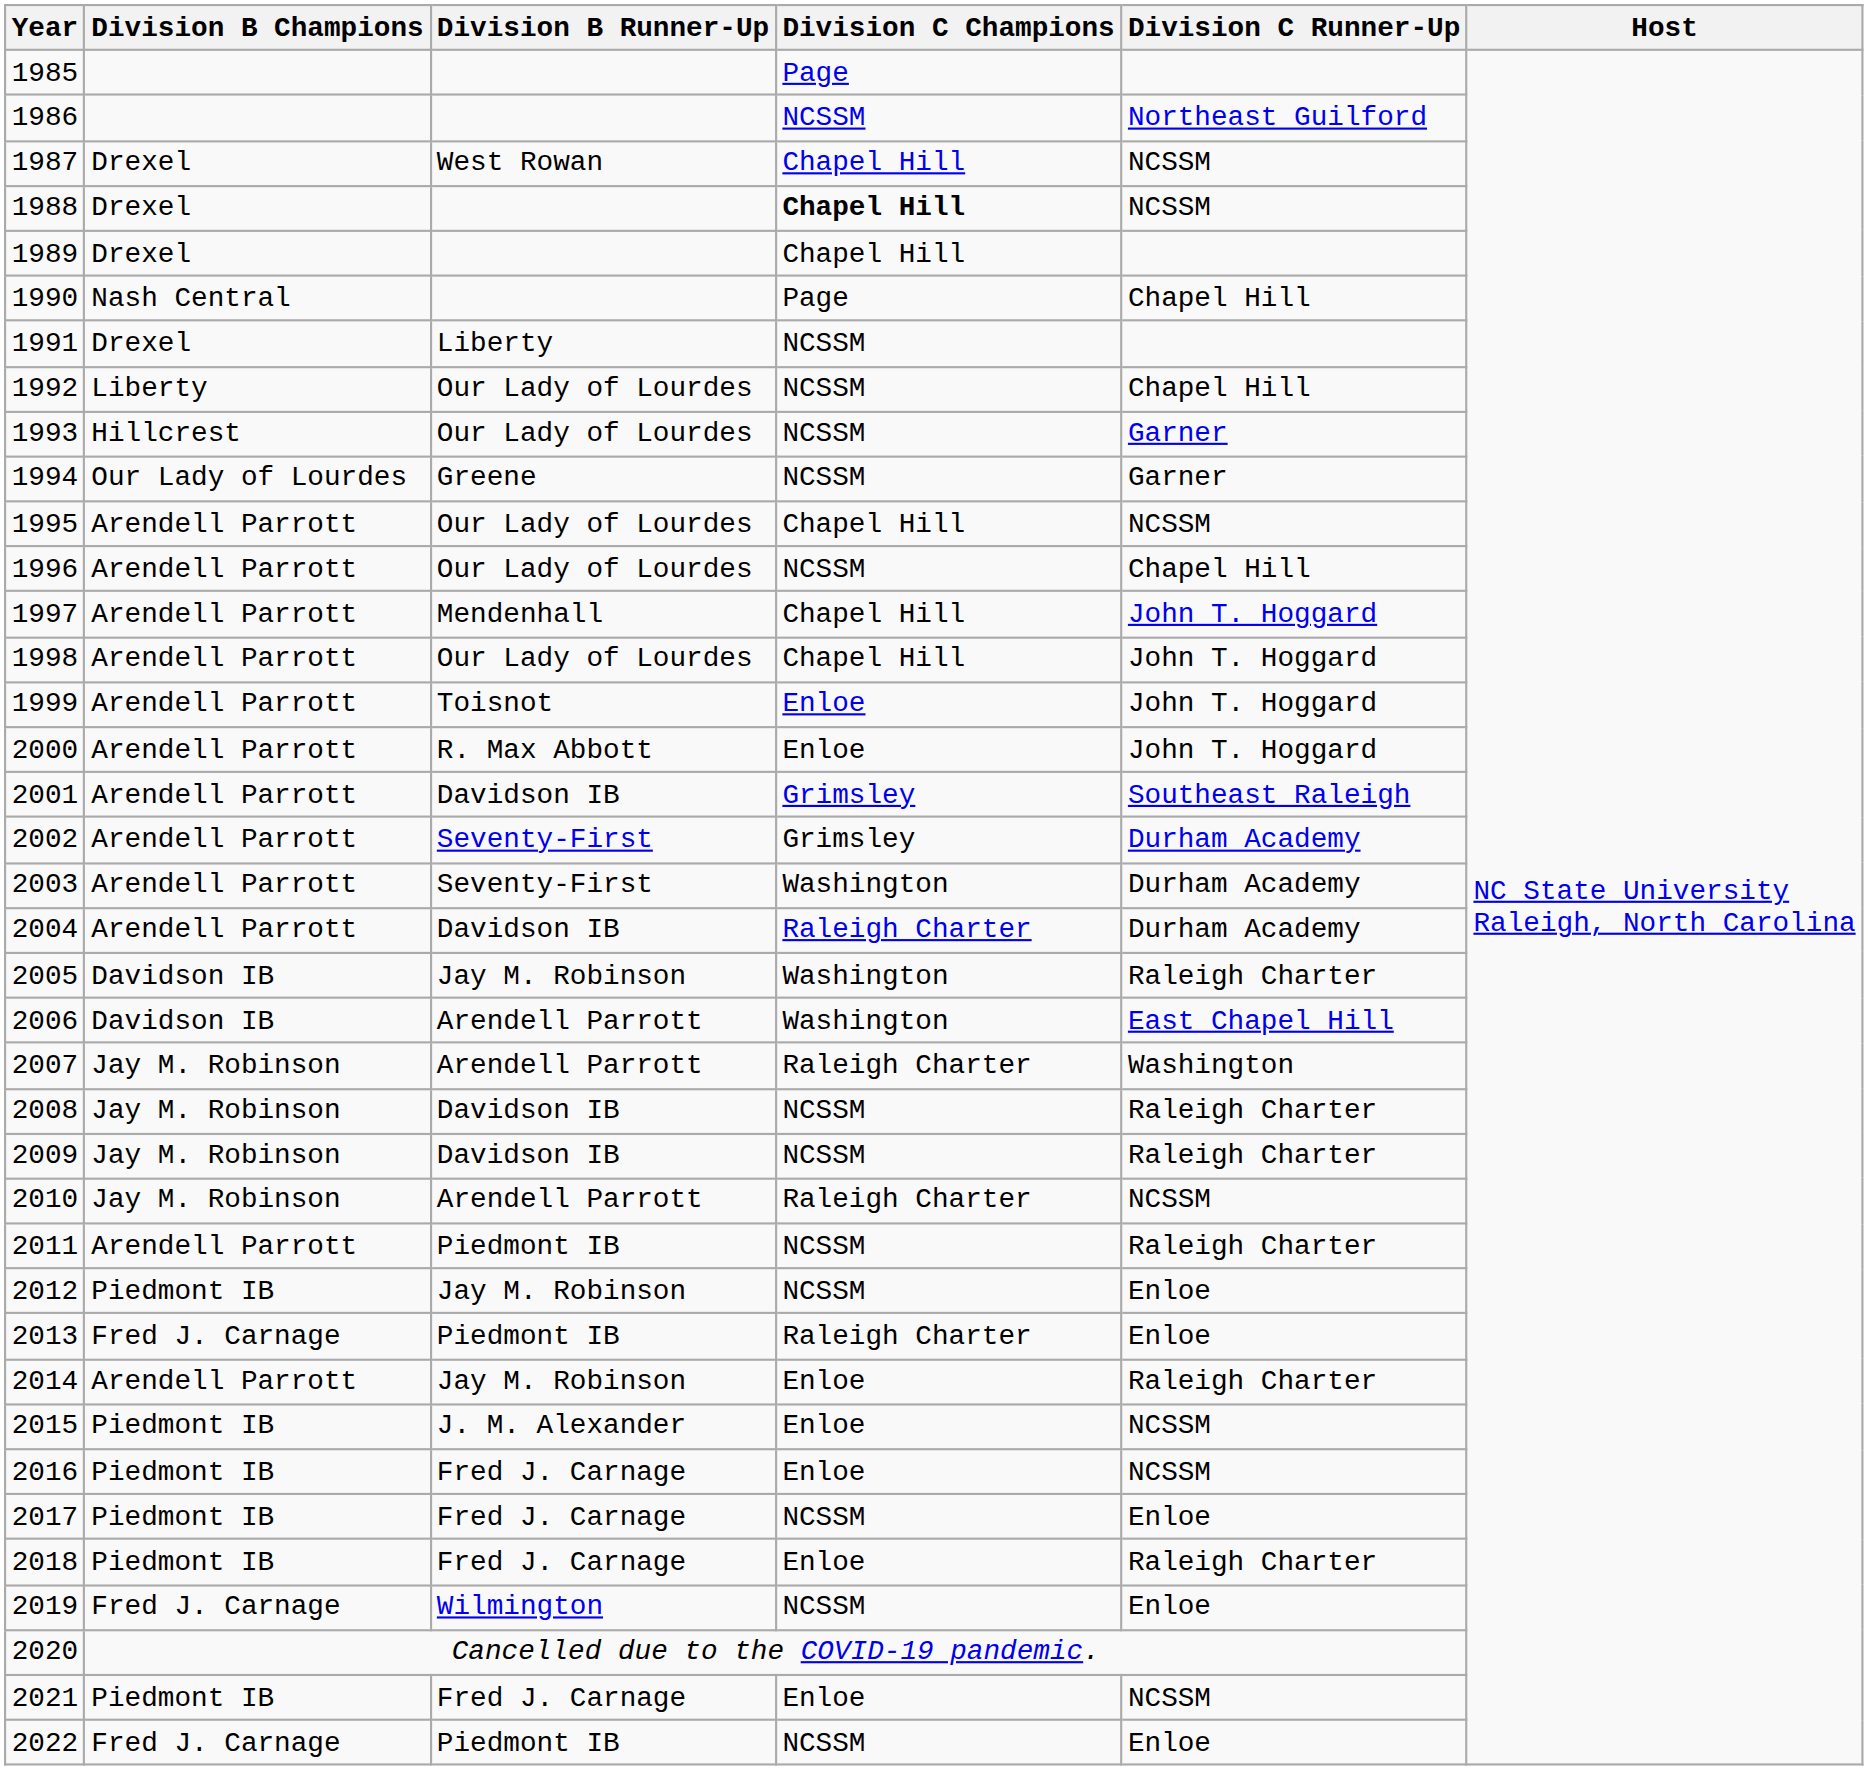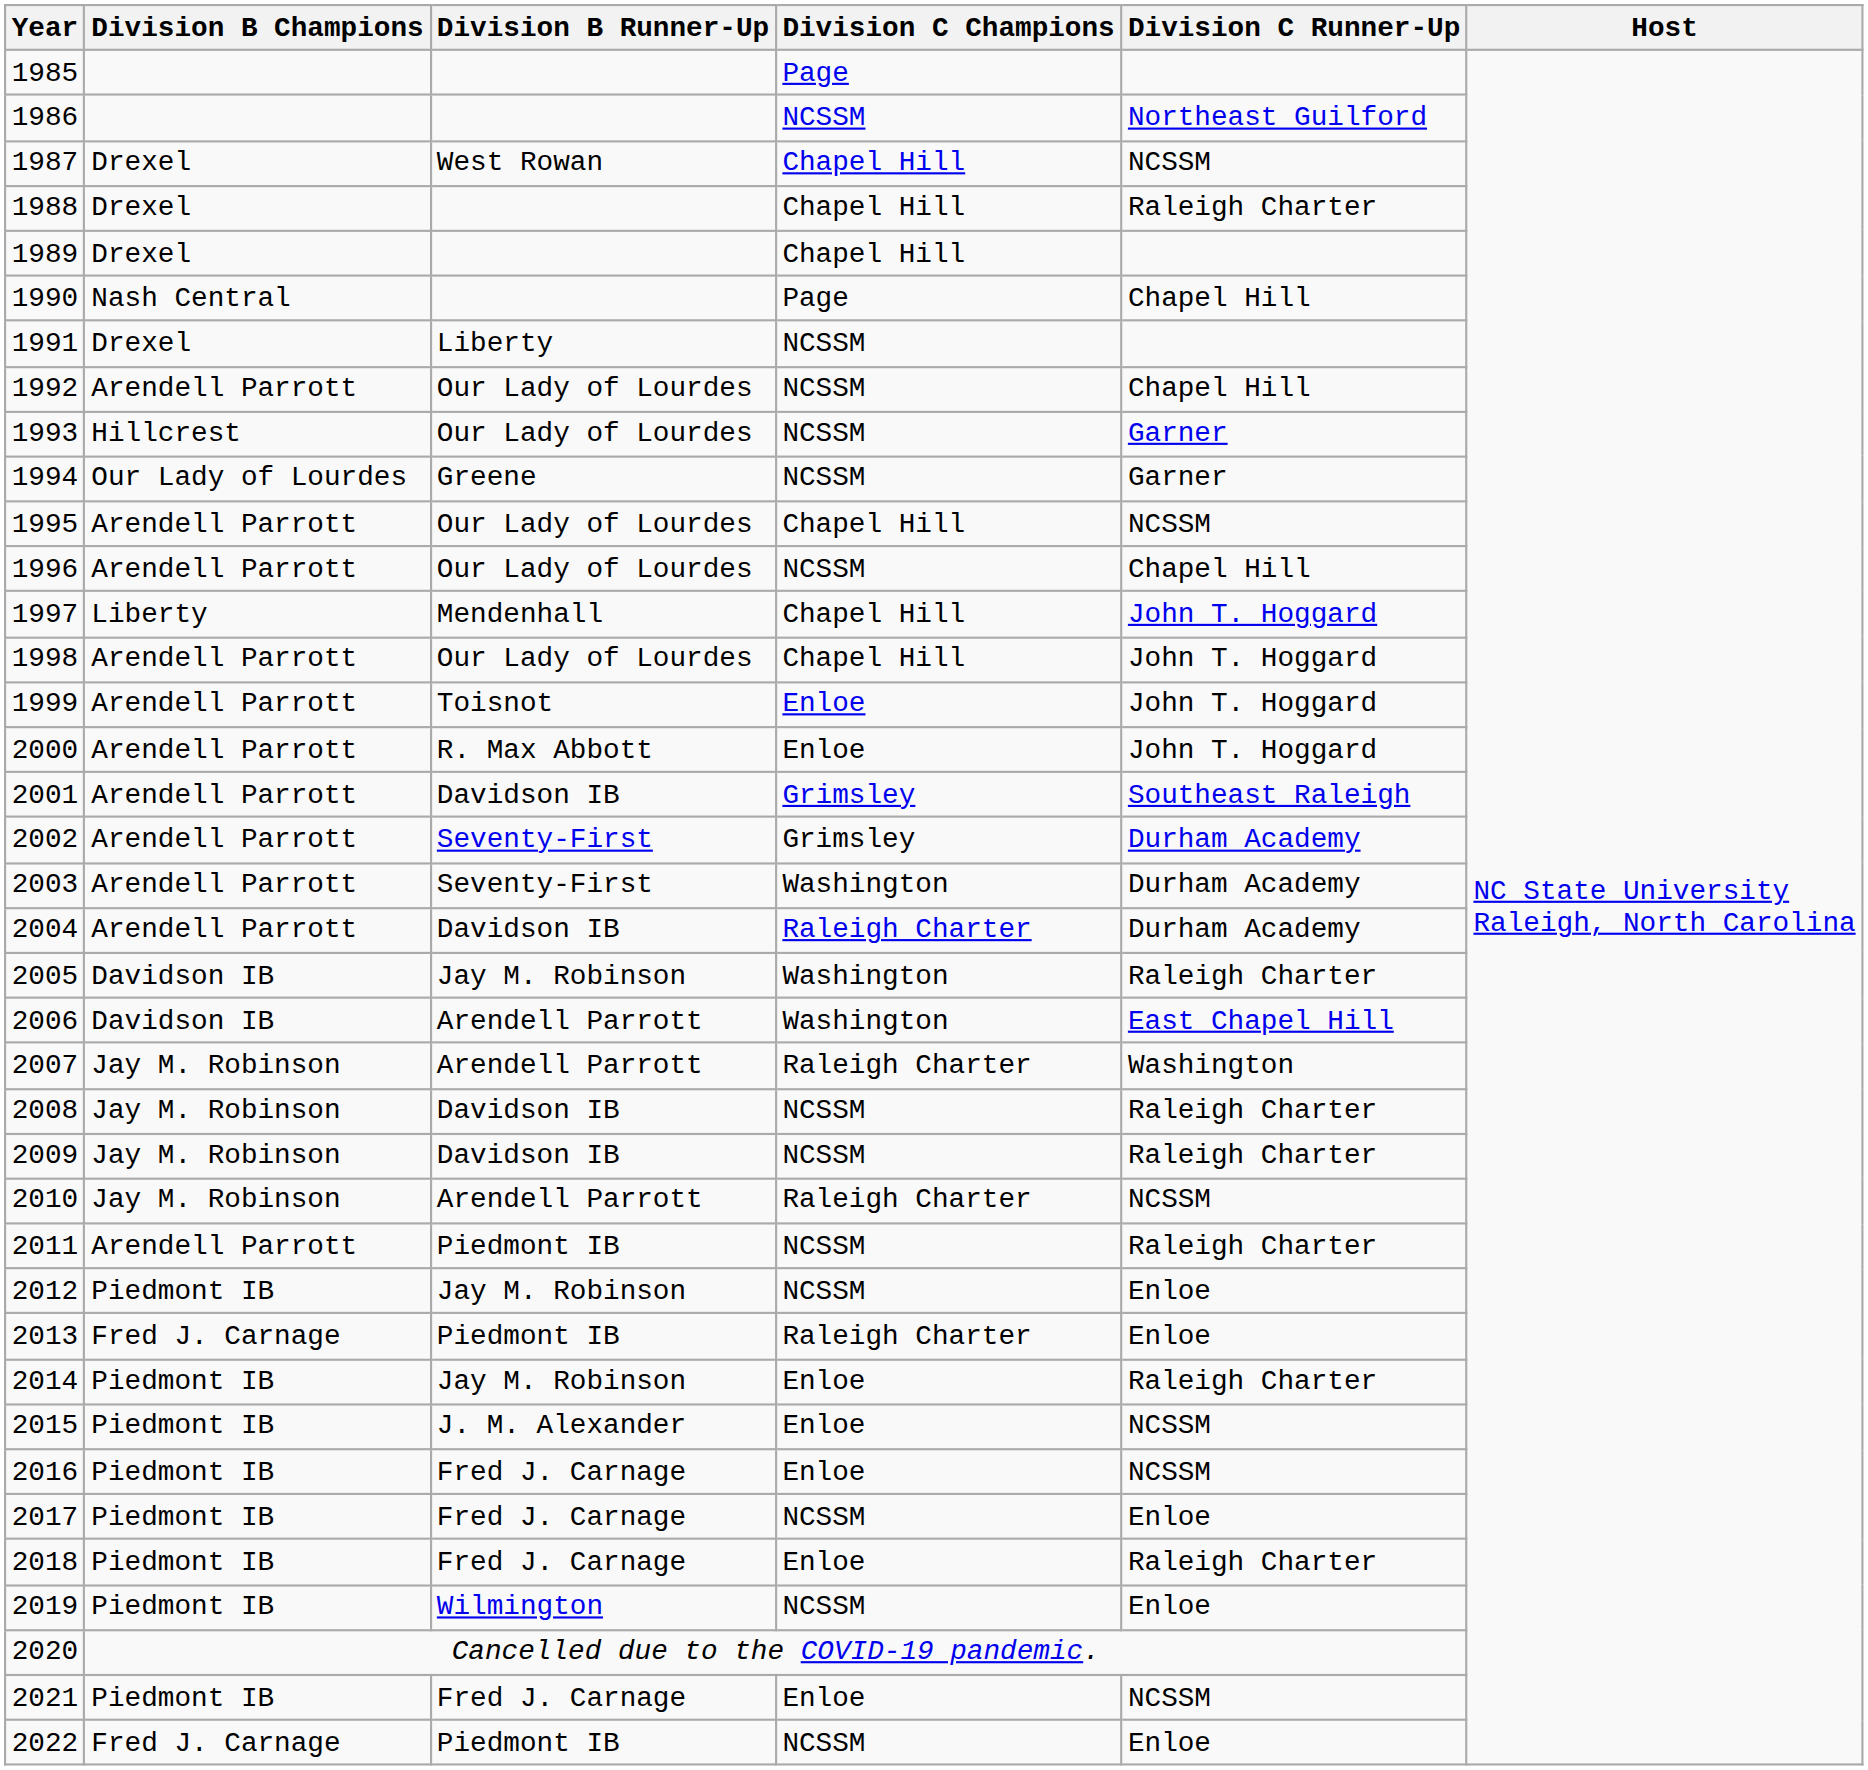(874, 208) bold -> (874, 208) normal
(1169, 208) NCSSM -> (1253, 208) Raleigh Charter
(149, 389) Liberty -> (224, 389) Arendell Parrott
(224, 614) Arendell Parrott -> (149, 614) Liberty
(224, 1382) Arendell Parrott -> (183, 1382) Piedmont IB
(216, 1607) Fred J. Carnage -> (183, 1607) Piedmont IB
